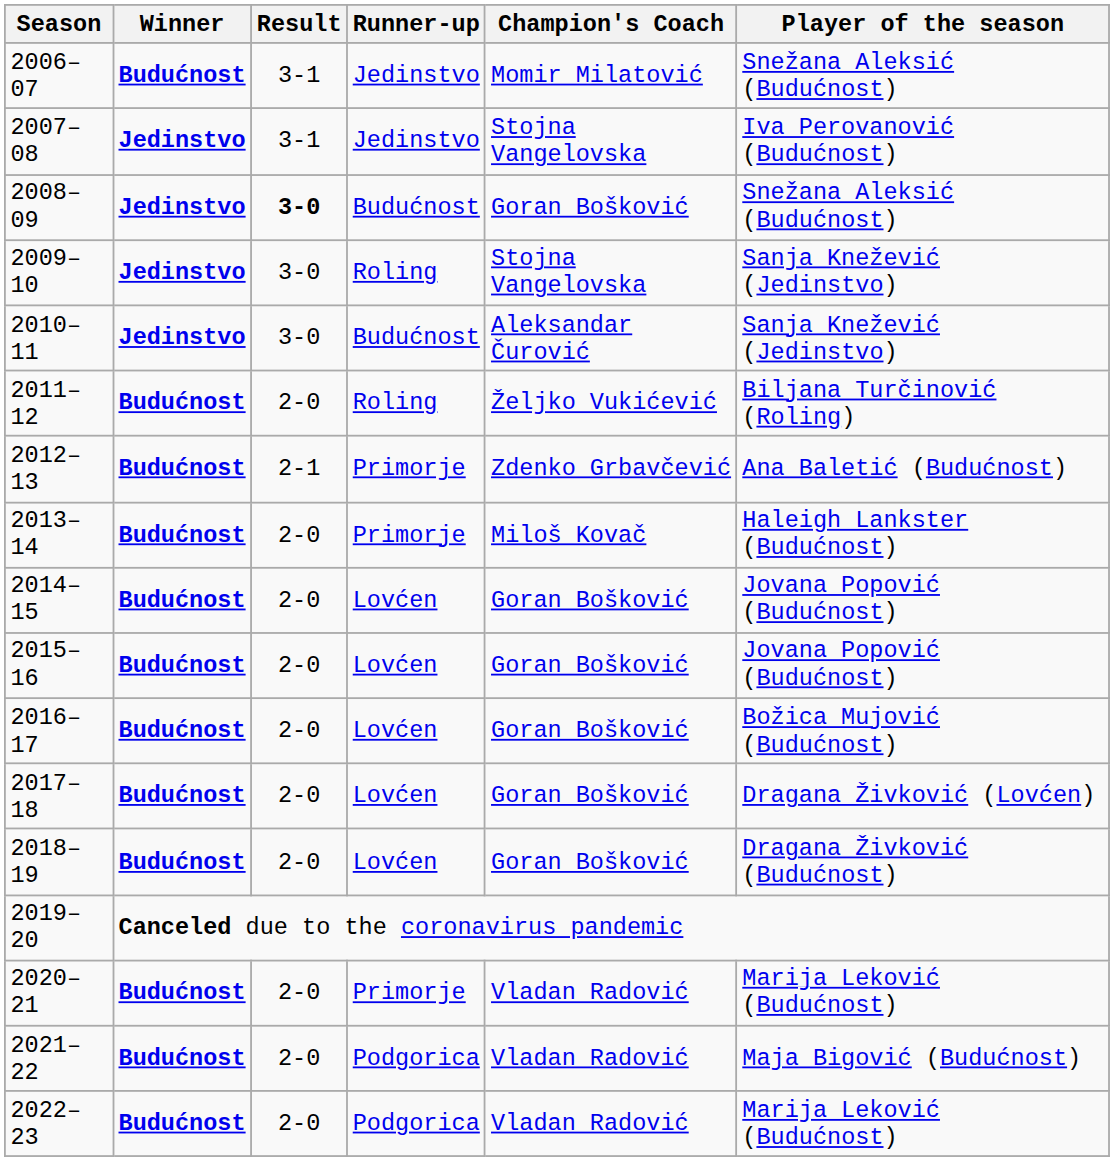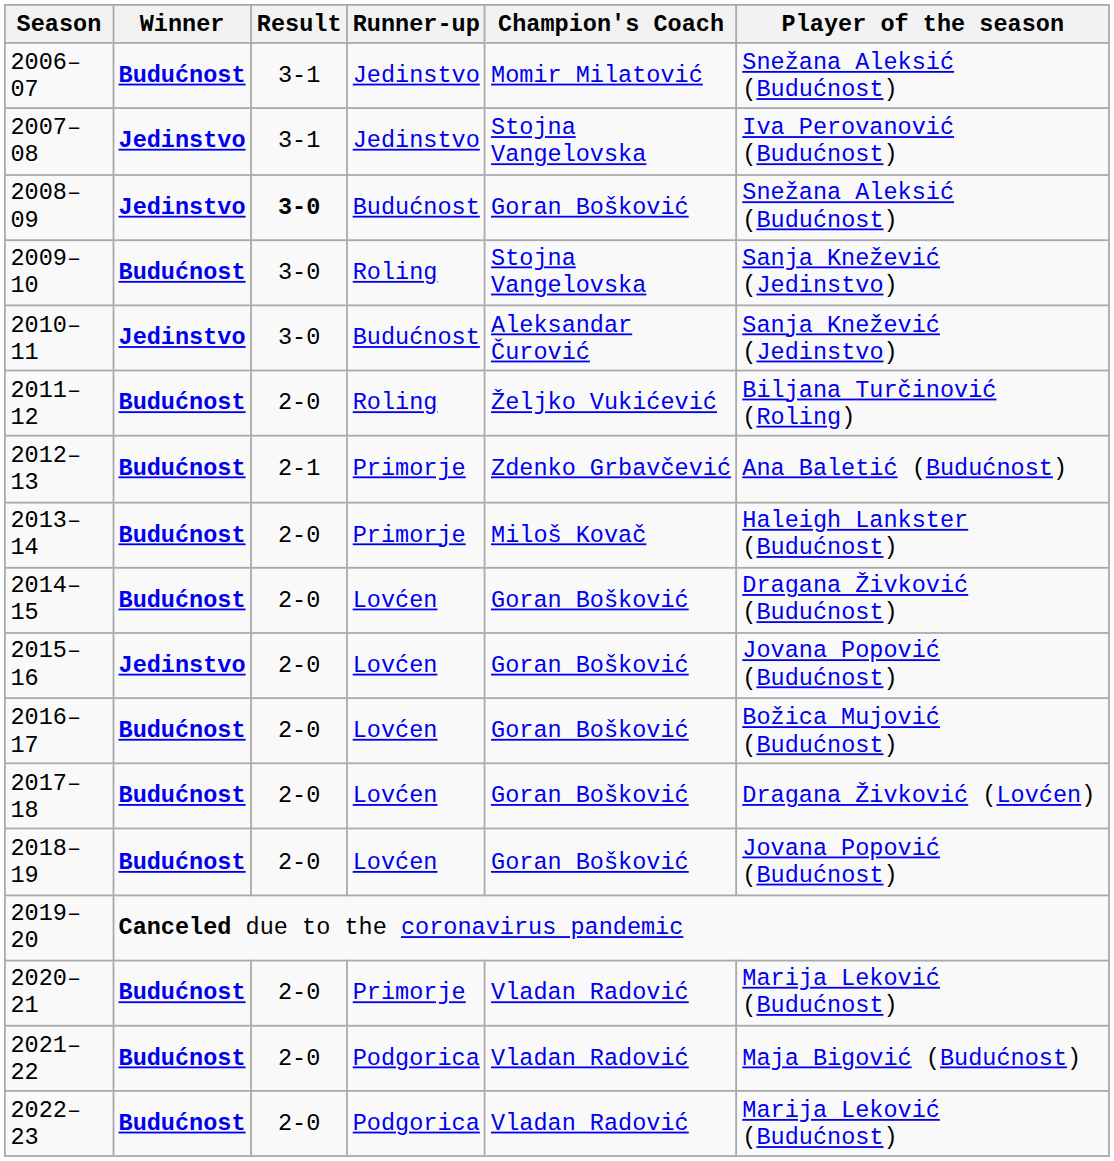(182, 273) Jedinstvo -> (182, 273) Budućnost
(841, 600) Jovana Popović (Budućnost) -> (855, 600) Dragana Živković (Budućnost)
(182, 665) Budućnost -> (182, 665) Jedinstvo
(855, 862) Dragana Živković (Budućnost) -> (841, 862) Jovana Popović (Budućnost)
